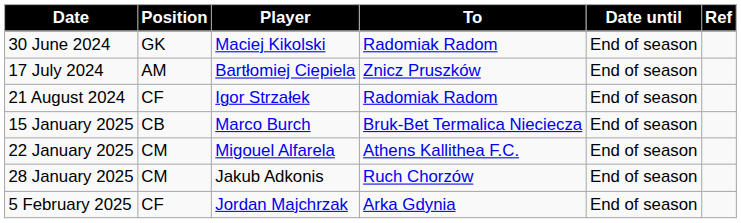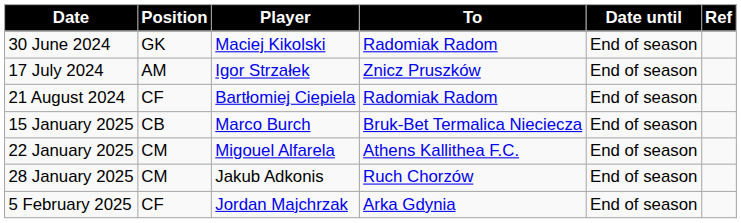(285, 71) Bartłomiej Ciepiela -> (262, 71) Igor Strzałek
(262, 97) Igor Strzałek -> (285, 97) Bartłomiej Ciepiela
